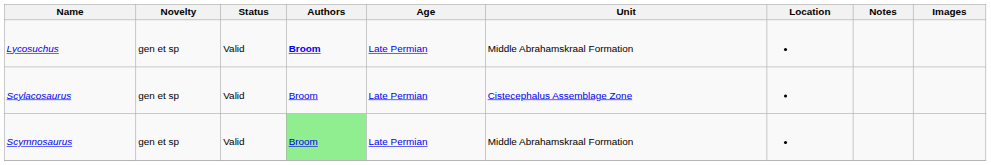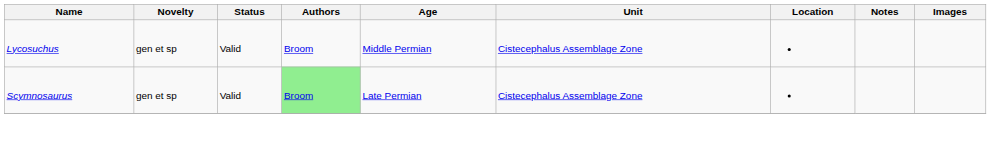(305, 49) bold -> (299, 49) normal
(398, 49) Late Permian -> (397, 49) Middle Permian
(560, 49) Middle Abrahamskraal Formation -> (570, 49) Cistecephalus Assemblage Zone
- row: (39, 95)
(560, 142) Middle Abrahamskraal Formation -> (570, 95) Cistecephalus Assemblage Zone
